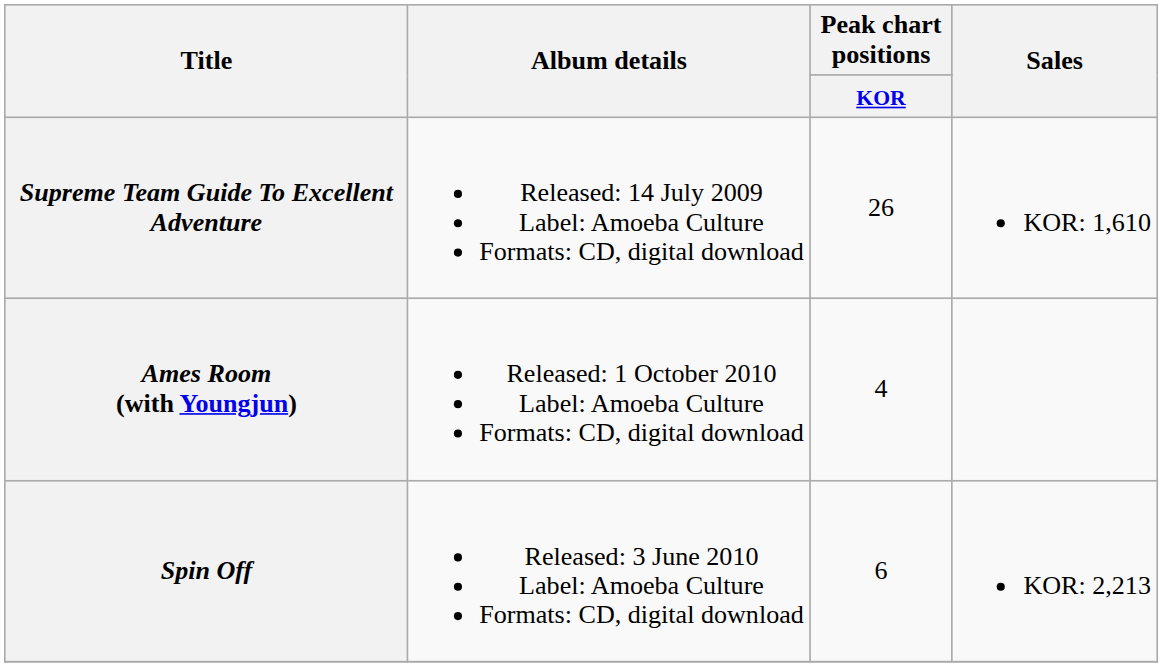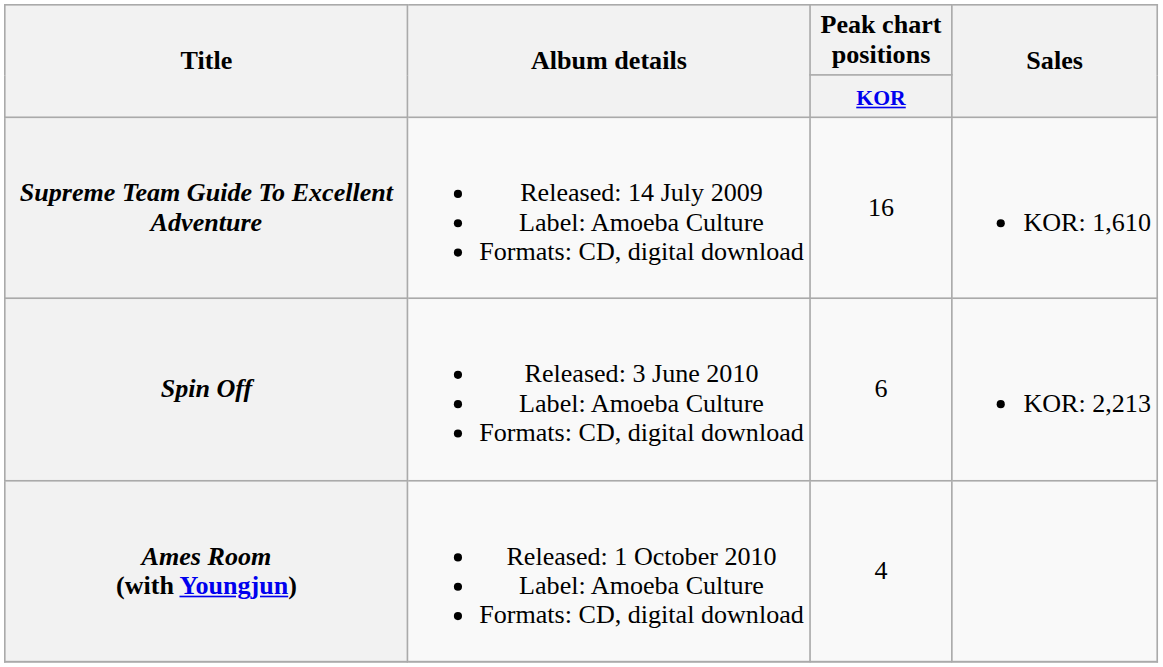(881, 207) 26 -> (881, 207) 16
rows swapped: (206, 570) <-> (206, 388)
